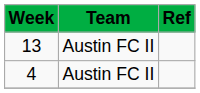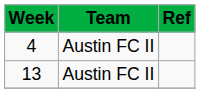rows swapped: (31, 74) <-> (31, 46)
